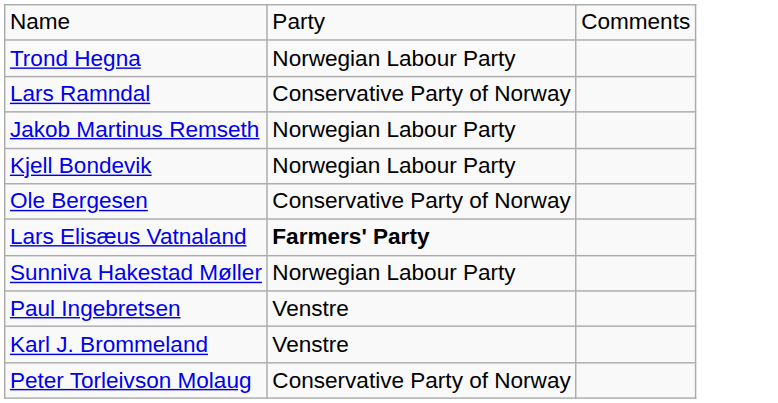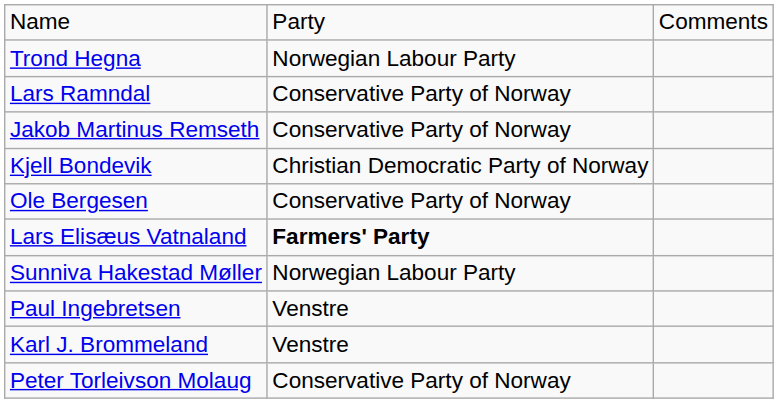(394, 129) Norwegian Labour Party -> (422, 129) Conservative Party of Norway
(394, 165) Norwegian Labour Party -> (460, 165) Christian Democratic Party of Norway
